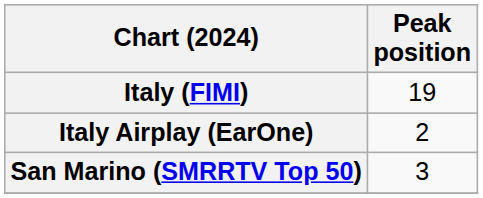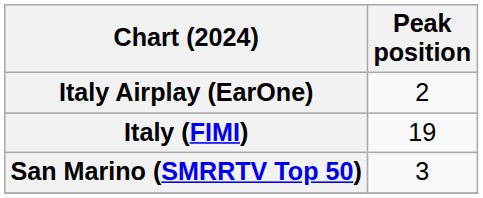rows swapped: (186, 92) <-> (186, 132)
